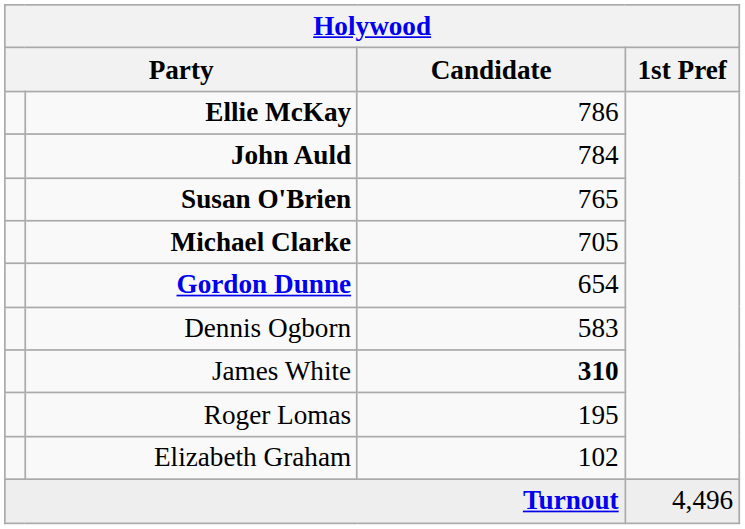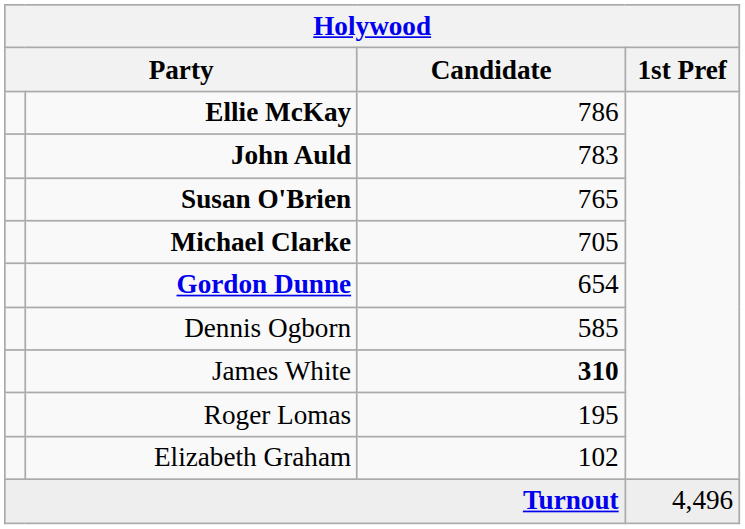(598, 155) 784 -> (598, 155) 783
(598, 328) 583 -> (598, 328) 585
